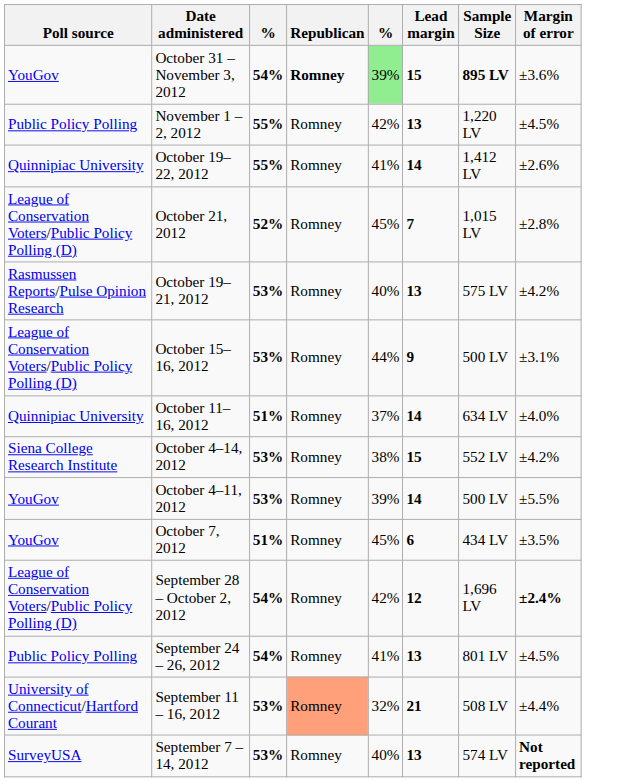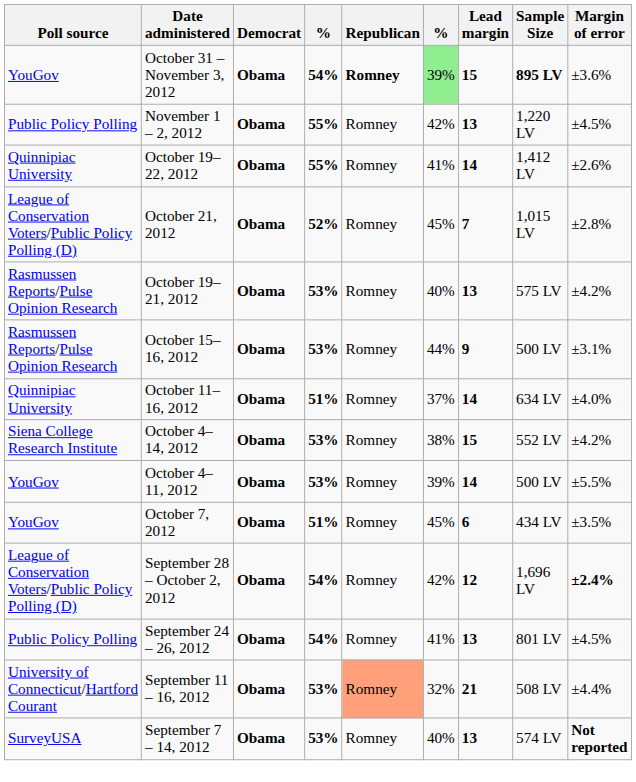+ column: (269, 33)
(70, 357) League of Conservation Voters/Public Policy Polling (D) -> (63, 349) Rasmussen Reports/Pulse Opinion Research
